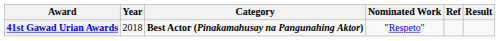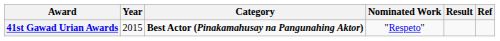columns swapped: (479, 12) <-> (453, 12)
(133, 28) 2018 -> (133, 28) 2015
